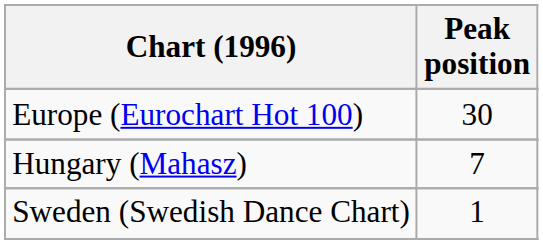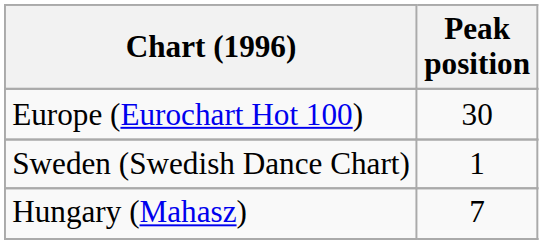rows swapped: (130, 163) <-> (211, 212)
